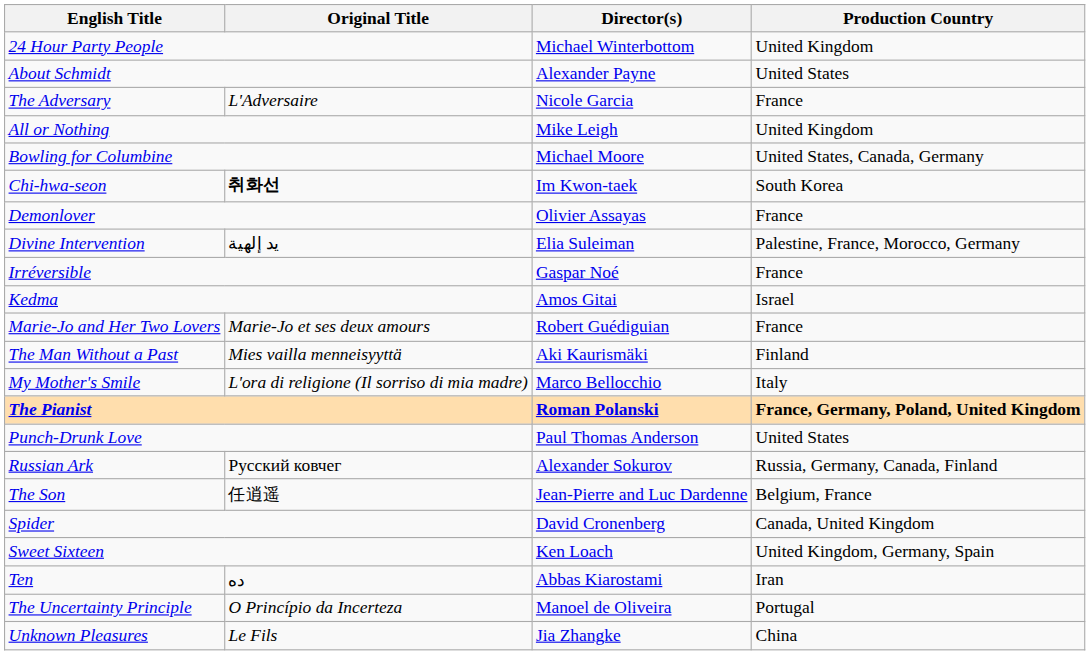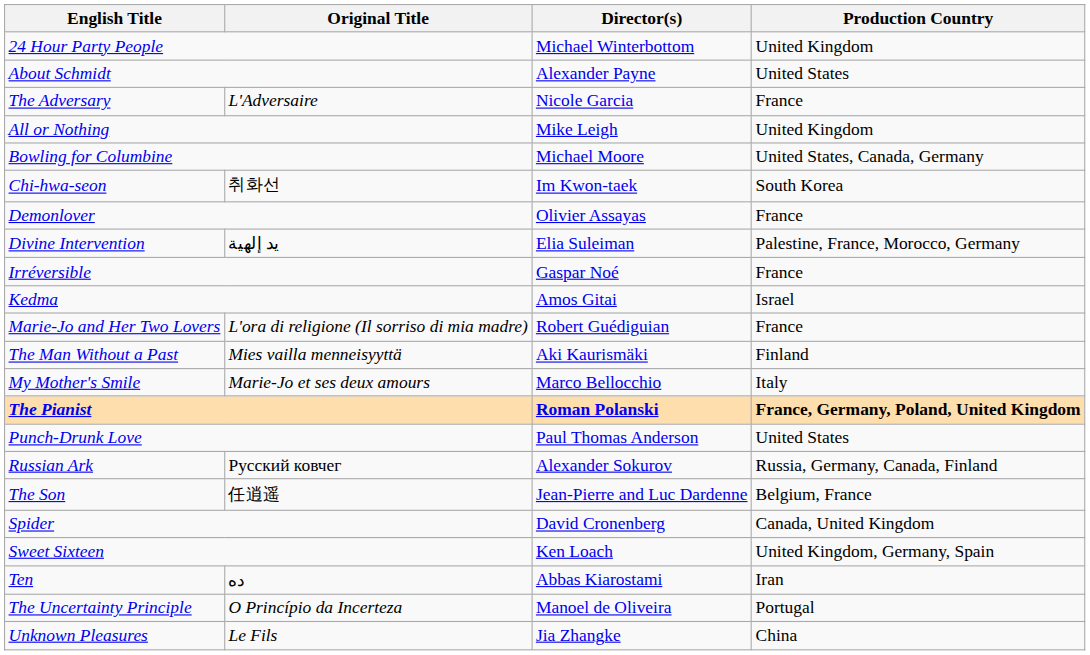(255, 185) bold -> (255, 185) normal
(329, 326) Marie-Jo et ses deux amours -> (378, 326) L'ora di religione (Il sorriso di mia madre)
(378, 382) L'ora di religione (Il sorriso di mia madre) -> (329, 382) Marie-Jo et ses deux amours
